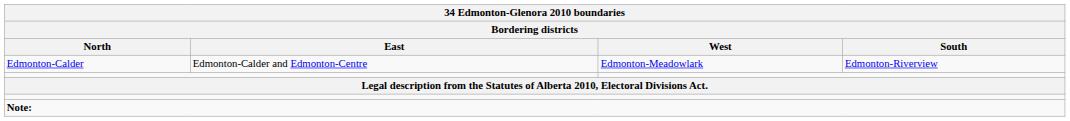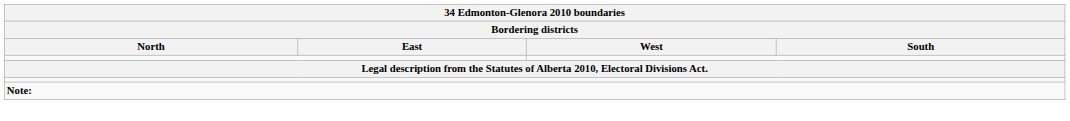- row: (45, 64)
